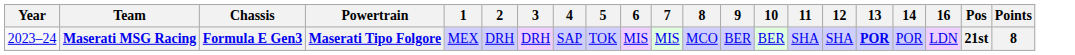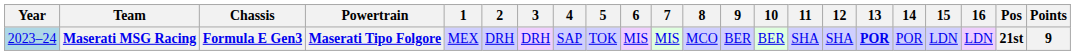+ column: (944, 15)
(32, 38) no background -> (32, 38) lightblue background
(1013, 38) 8 -> (1048, 38) 9
